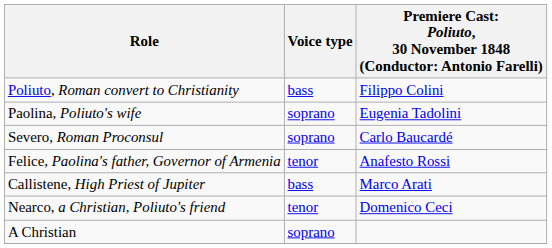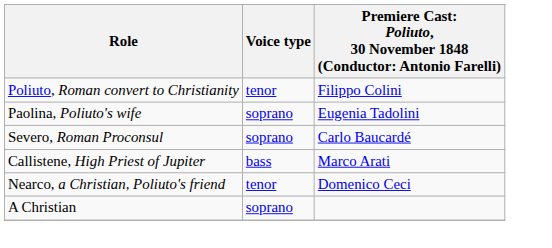(300, 90) bass -> (261, 90) tenor
- row: (144, 160)
